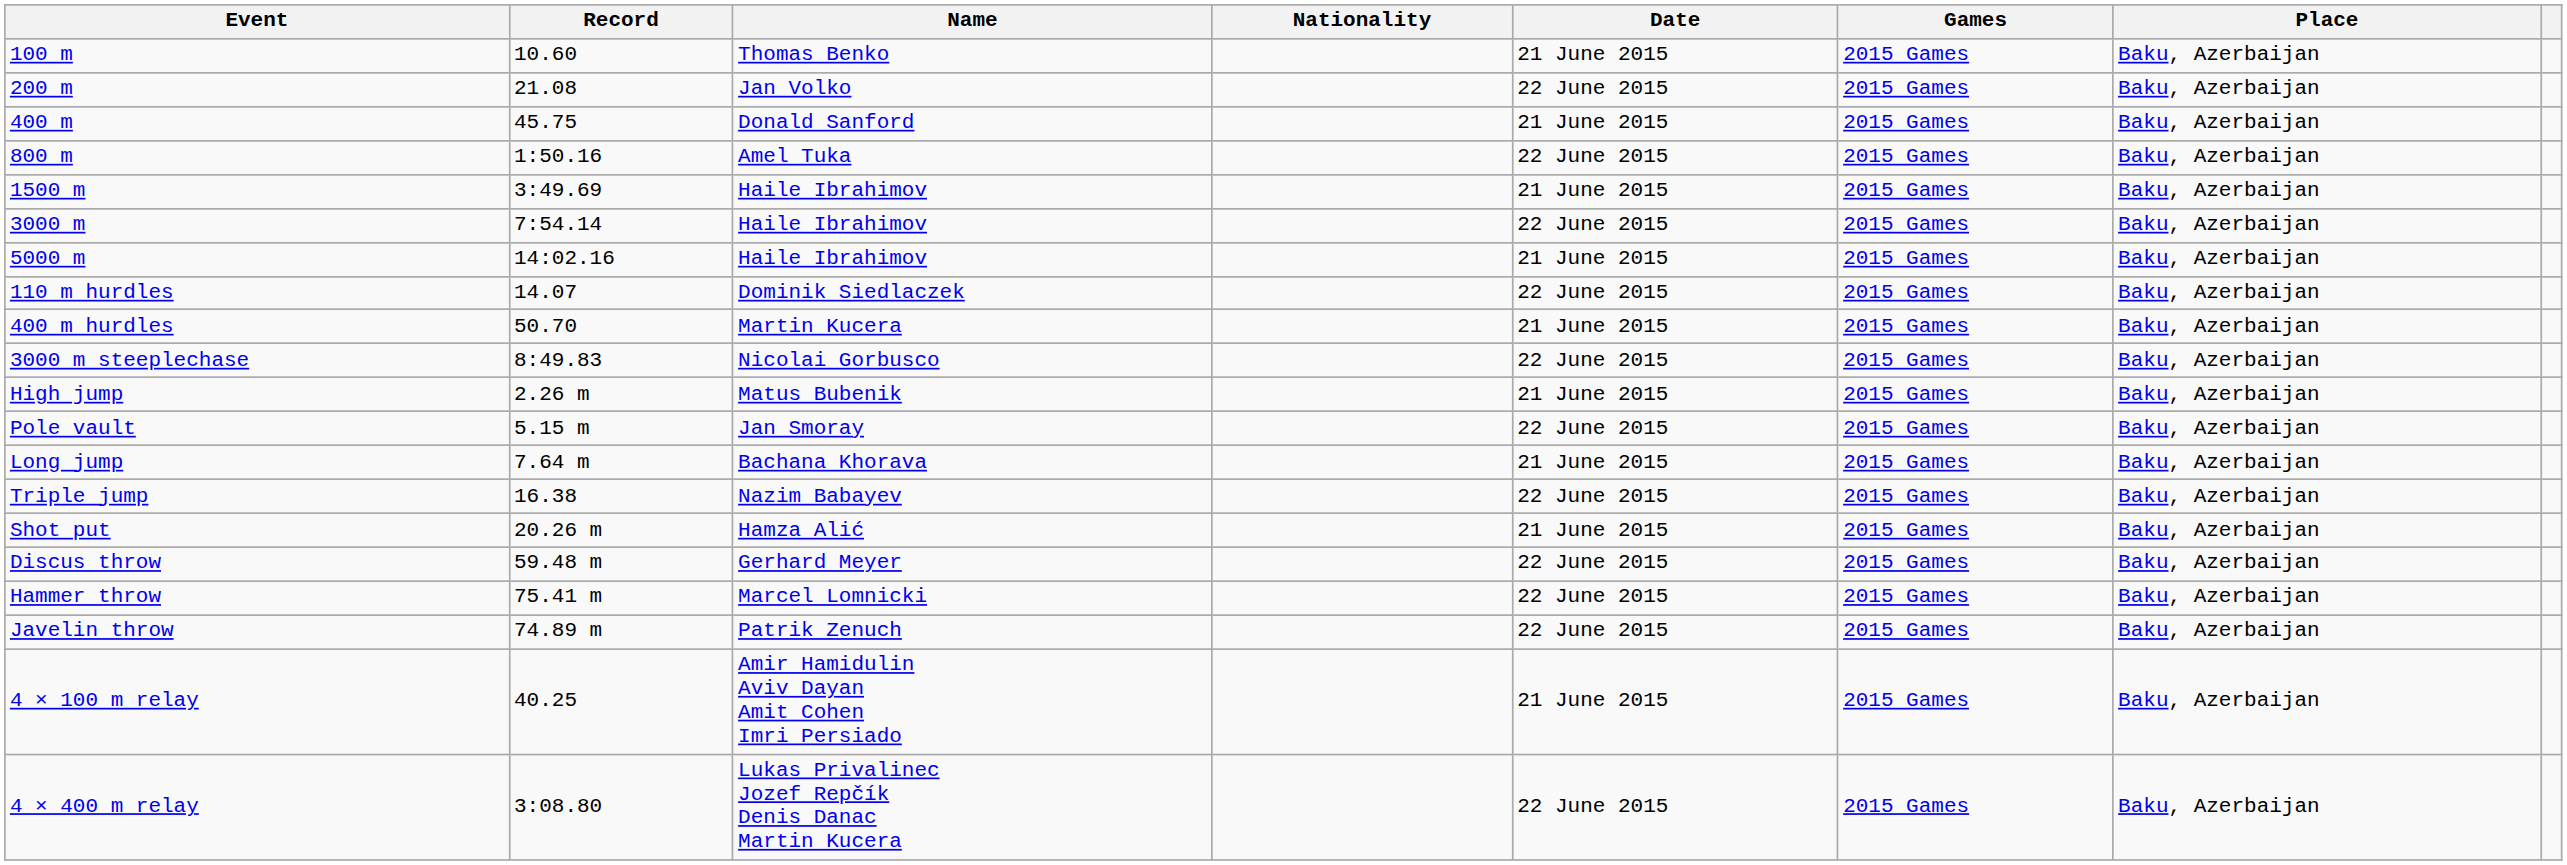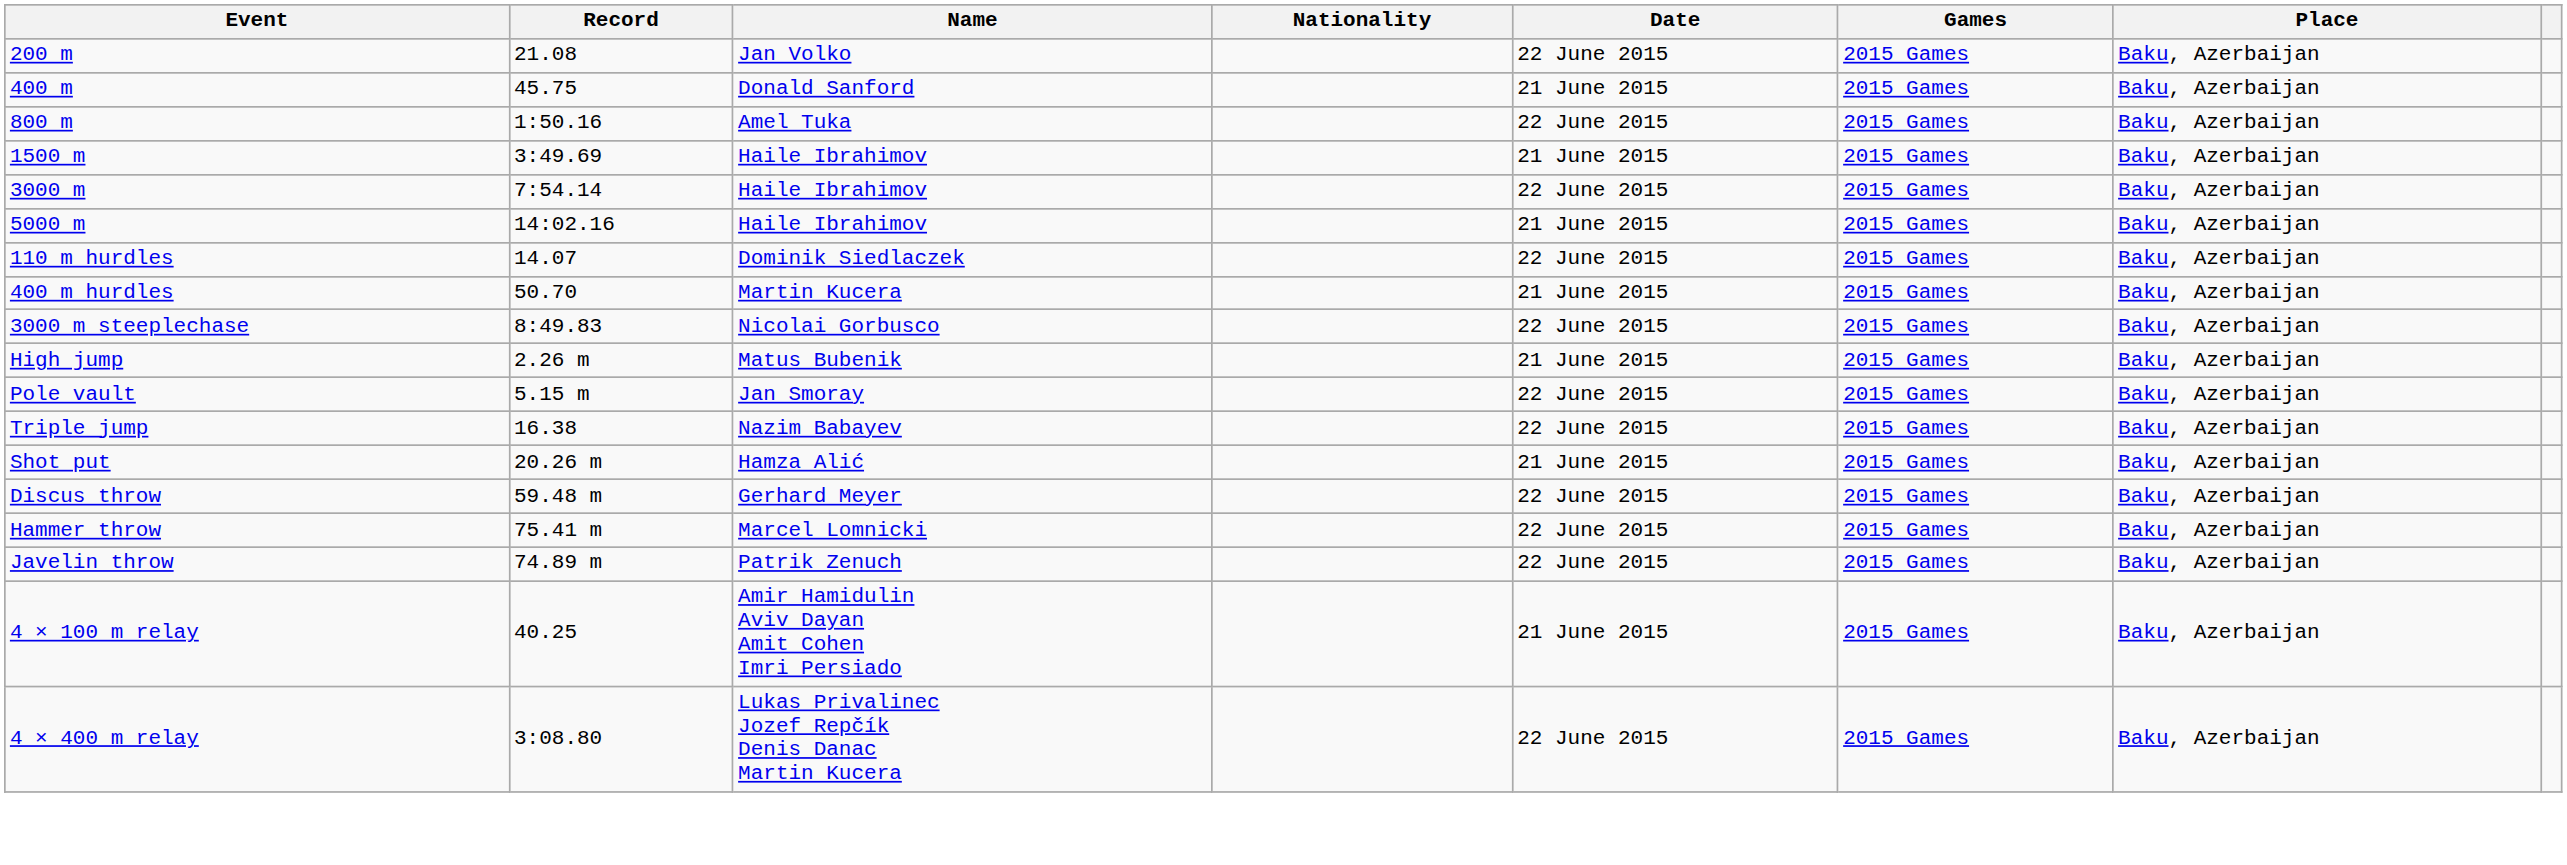- row: (41, 56)
- row: (67, 463)
